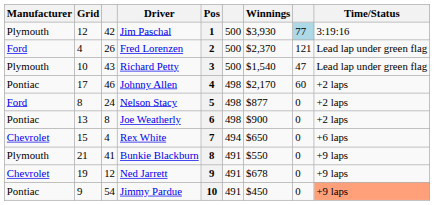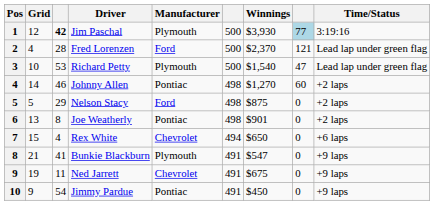columns swapped: (212, 13) <-> (39, 13)
(110, 31) normal -> (61, 31) bold
(110, 49) 26 -> (61, 49) 28
(110, 66) 43 -> (61, 66) 53
(82, 84) 17 -> (33, 84) 14
(261, 84) $2,170 -> (261, 84) $1,270
(80, 102) 8 -> (31, 102) 5
(110, 102) 24 -> (61, 102) 29
(257, 102) $877 -> (257, 102) $875
(257, 120) $900 -> (257, 120) $901
(257, 155) $550 -> (257, 155) $547
(110, 173) 12 -> (60, 173) 11
(257, 173) $678 -> (257, 173) $675
(332, 191) lightsalmon background -> (332, 191) no background
